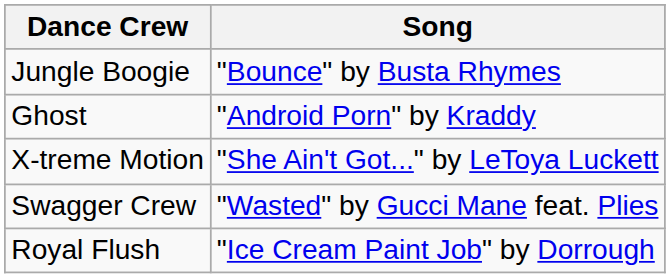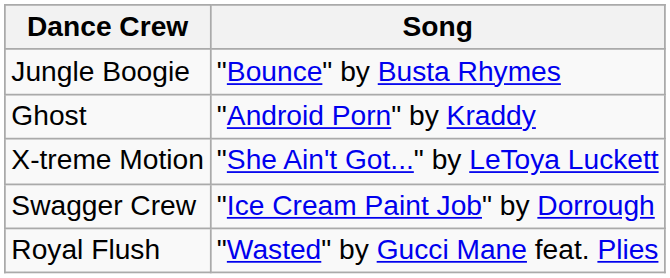(438, 205) "Wasted" by Gucci Mane feat. Plies -> (436, 205) "Ice Cream Paint Job" by Dorrough
(436, 250) "Ice Cream Paint Job" by Dorrough -> (438, 250) "Wasted" by Gucci Mane feat. Plies
